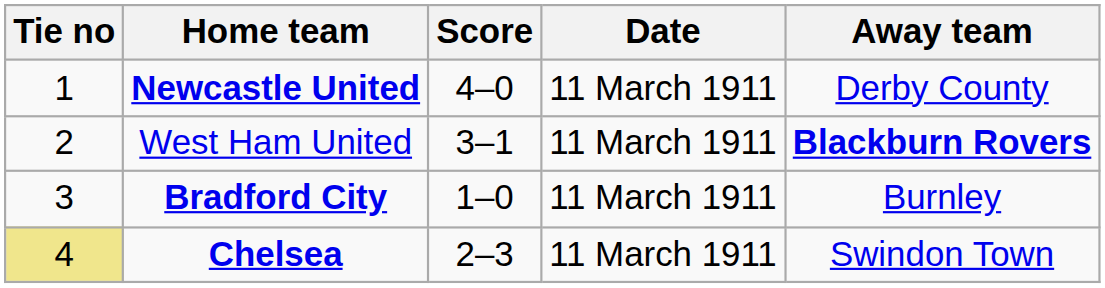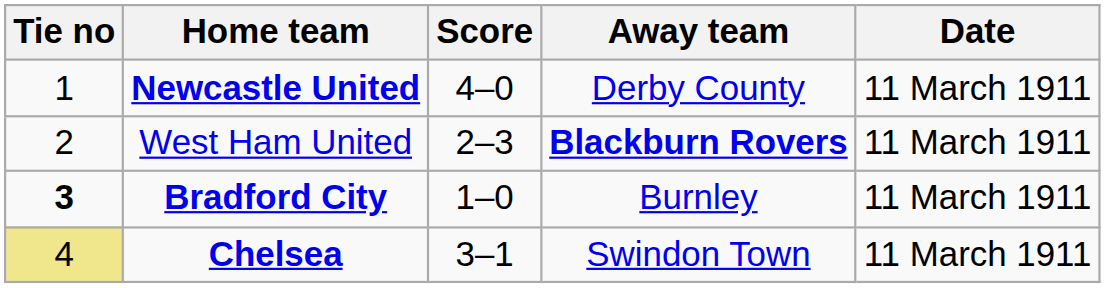columns swapped: (942, 32) <-> (663, 32)
(485, 142) 3–1 -> (485, 142) 2–3
(64, 198) normal -> (64, 198) bold
(485, 253) 2–3 -> (485, 253) 3–1
